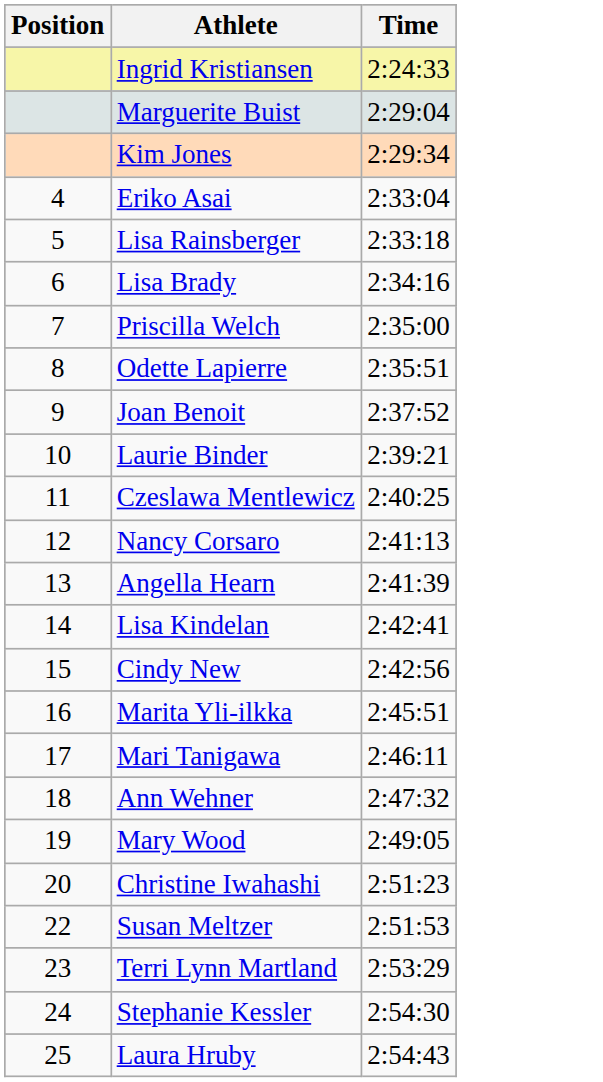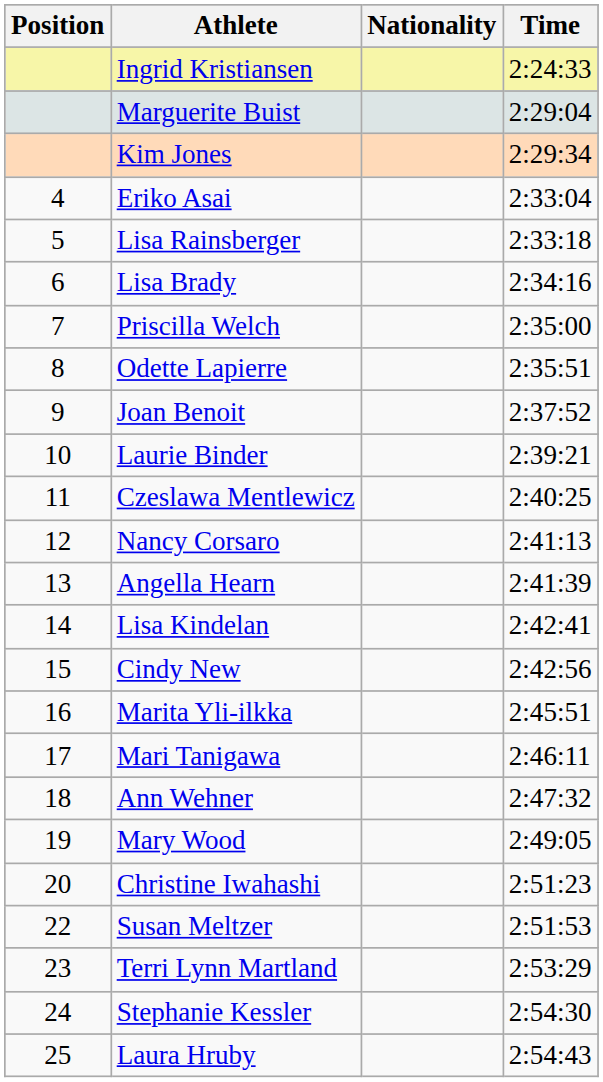+ column: (432, 25)
